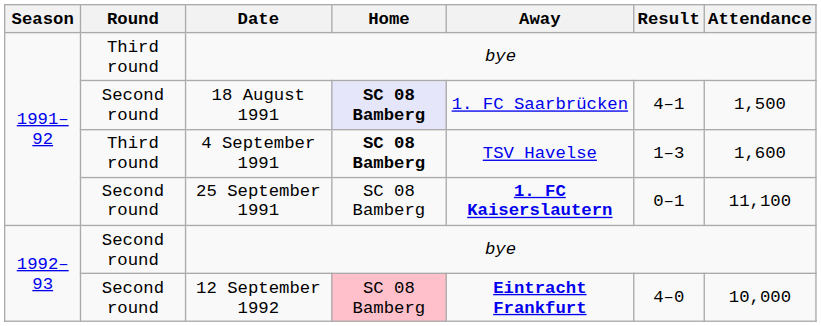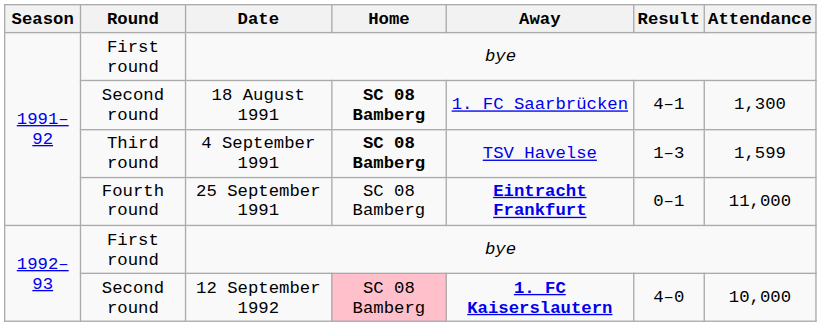(133, 57) Third round -> (133, 57) First round
(389, 105) lavender background -> (389, 105) no background
(760, 105) 1,500 -> (760, 105) 1,300
(760, 153) 1,600 -> (760, 153) 1,599
(133, 201) Second round -> (133, 201) Fourth round
(540, 201) 1. FC Kaiserslautern -> (540, 201) Eintracht Frankfurt
(760, 201) 11,100 -> (760, 201) 11,000
(133, 249) Second round -> (133, 249) First round
(540, 298) Eintracht Frankfurt -> (540, 298) 1. FC Kaiserslautern
